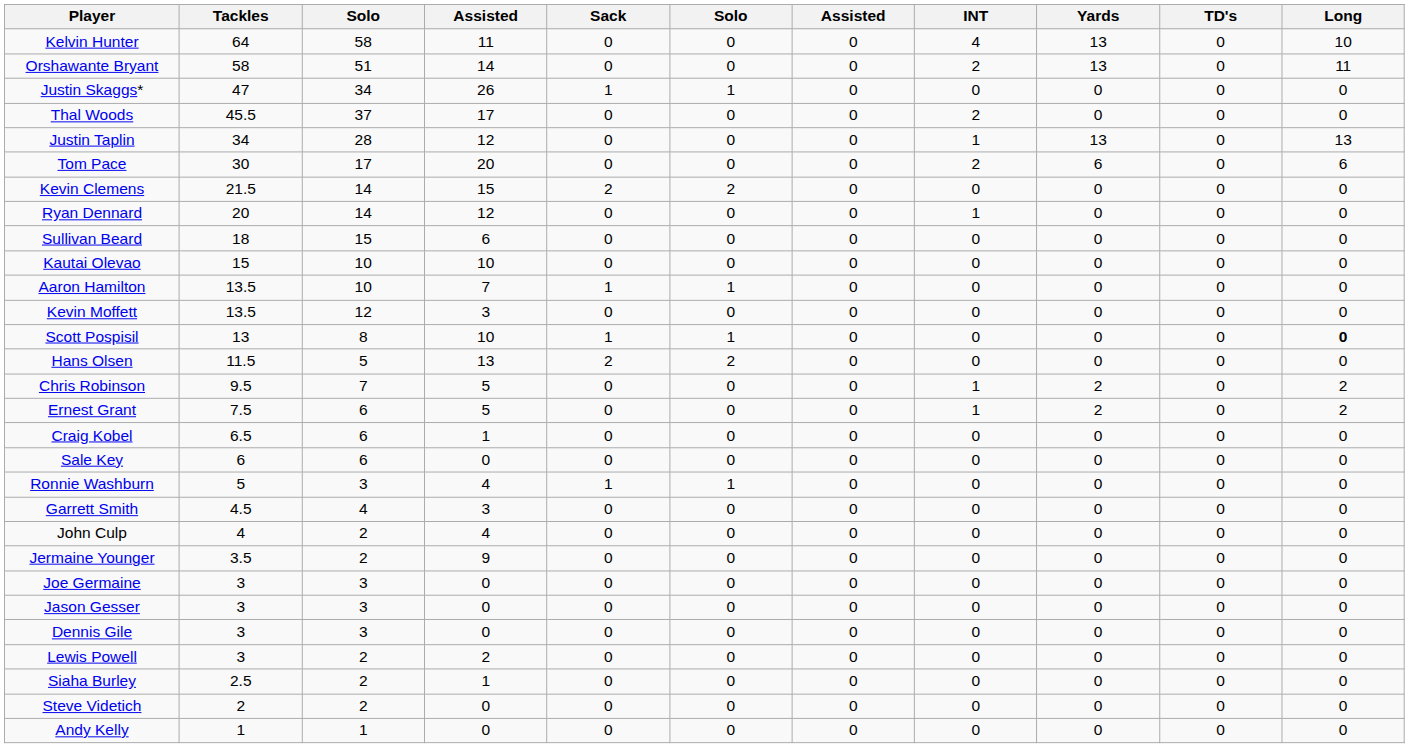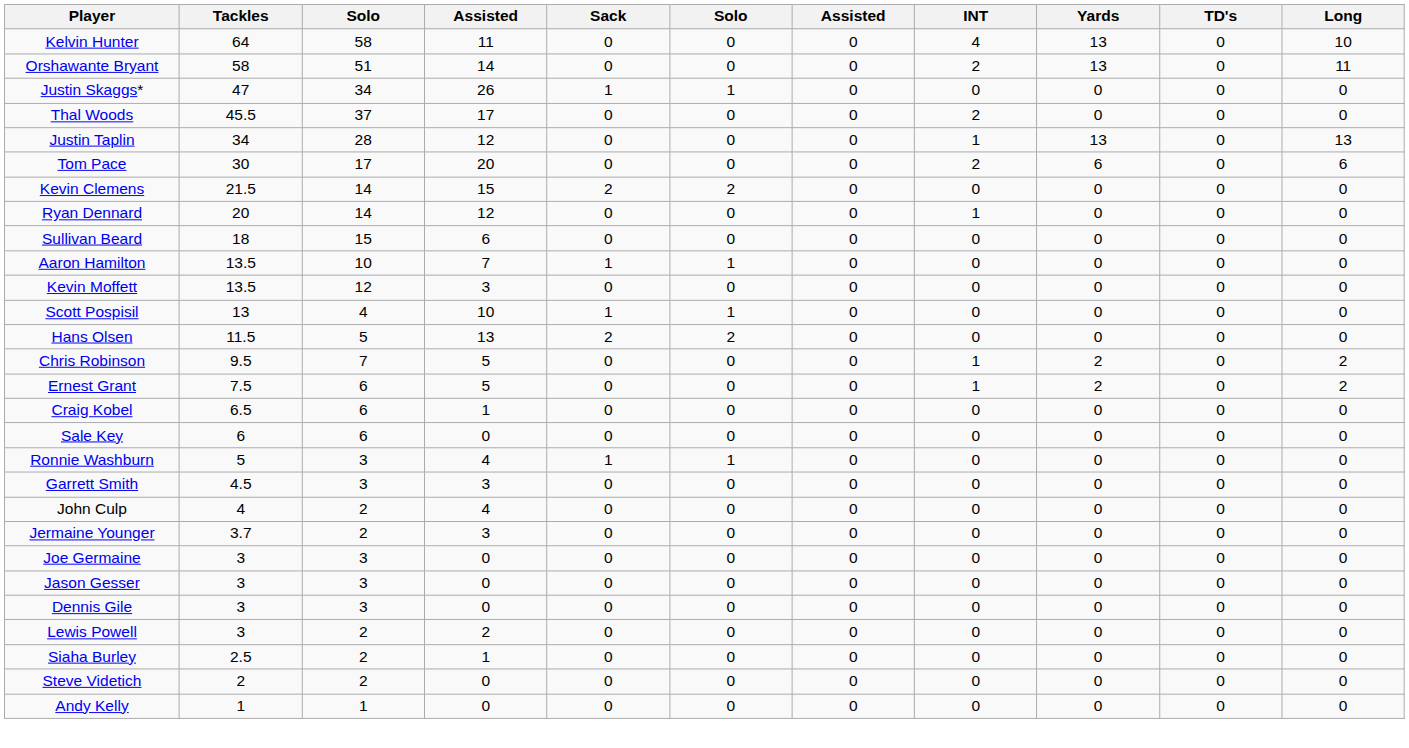- row: (92, 262)
(363, 336) 8 -> (363, 312) 4
(1343, 336) bold -> (1343, 312) normal
(363, 509) 4 -> (363, 484) 3
(241, 558) 3.5 -> (241, 533) 3.7
(486, 558) 9 -> (486, 533) 3
